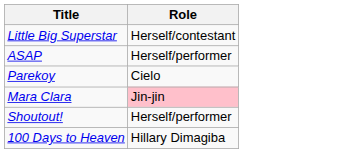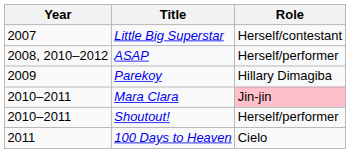+ column: (58, 14)
(146, 76) Cielo -> (285, 76) Hillary Dimagiba
(178, 138) Hillary Dimagiba -> (252, 138) Cielo
